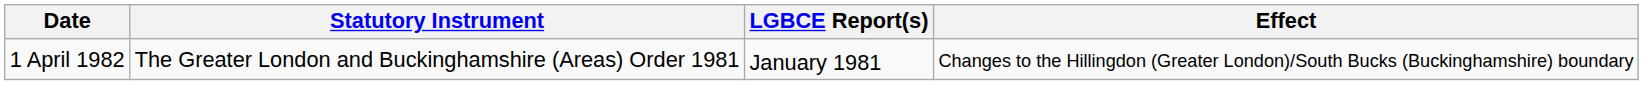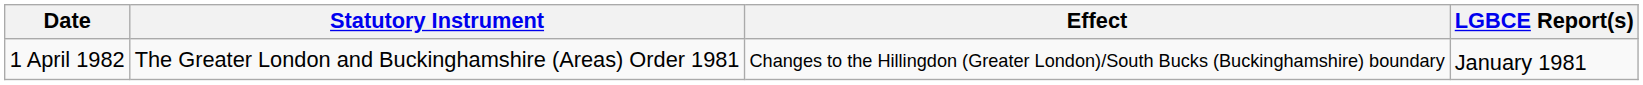columns swapped: (1286, 21) <-> (839, 21)
